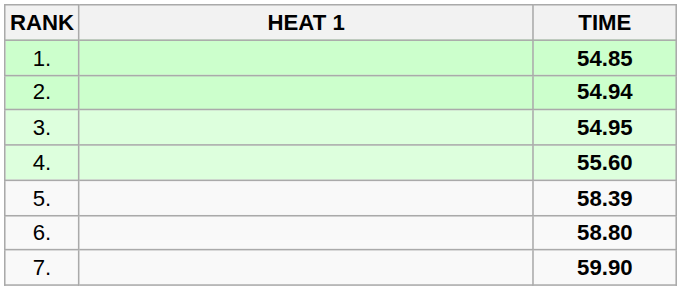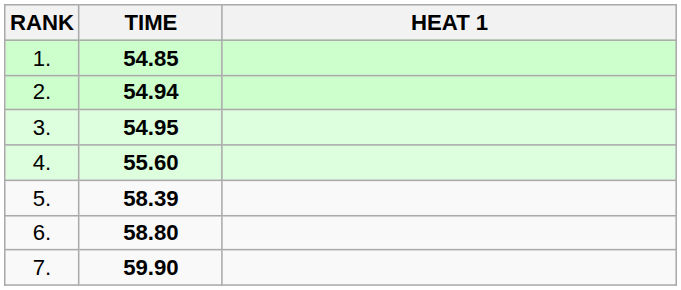columns swapped: (306, 23) <-> (605, 23)
